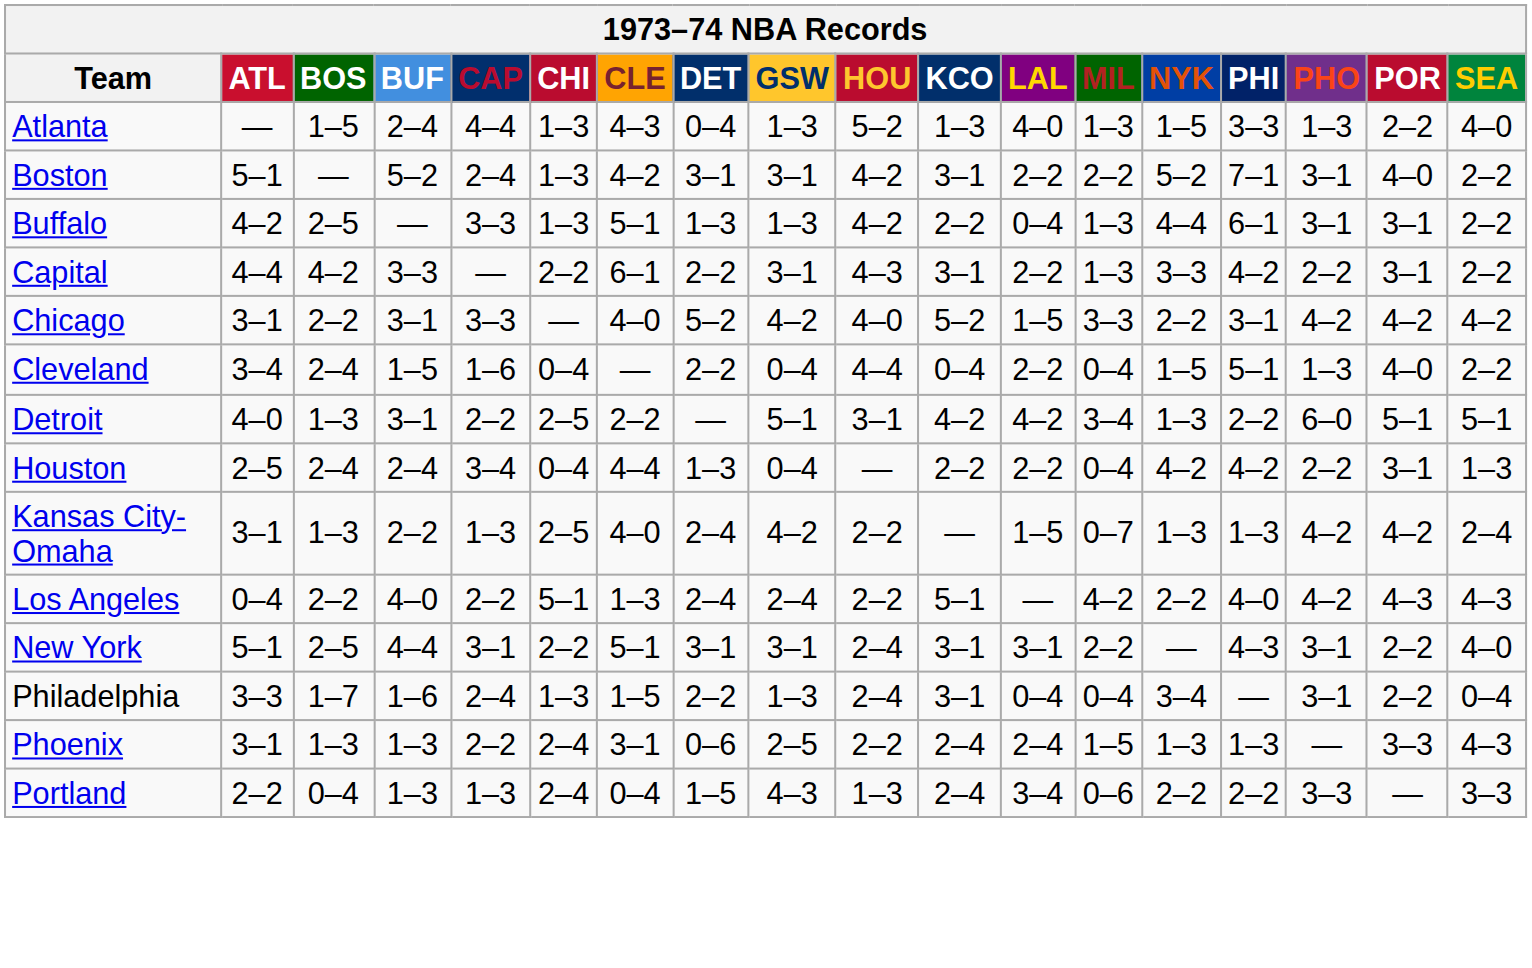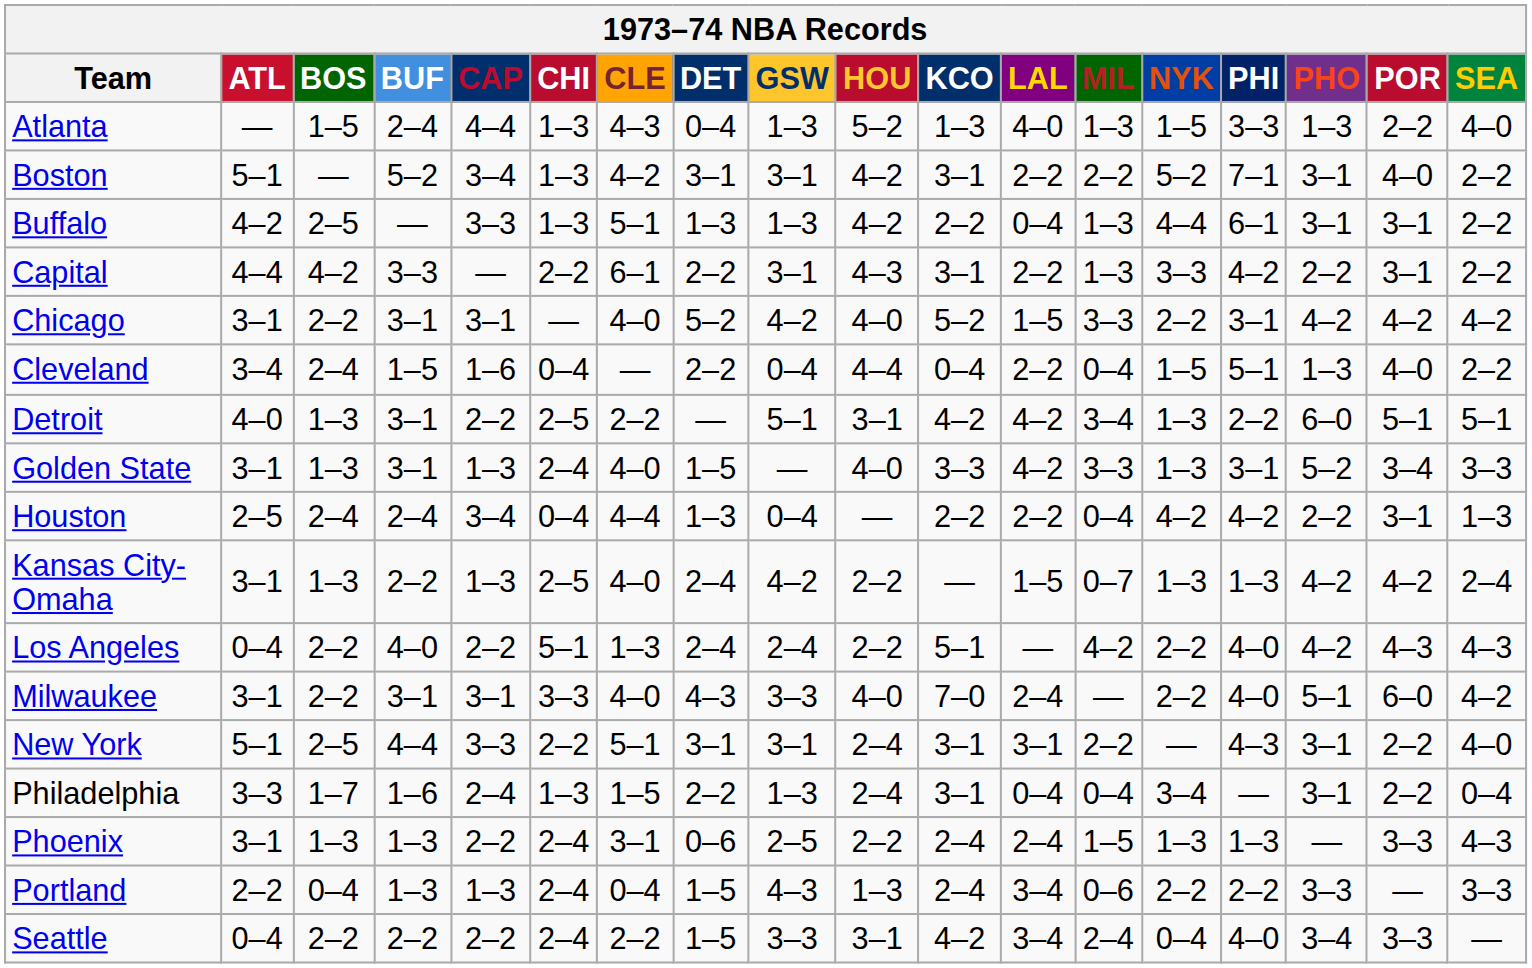(491, 175) 2–4 -> (491, 175) 3–4
(491, 321) 3–3 -> (491, 321) 3–1
+ row: (102, 467)
+ row: (85, 696)
(491, 647) 3–1 -> (491, 744) 3–3
+ row: (60, 939)
